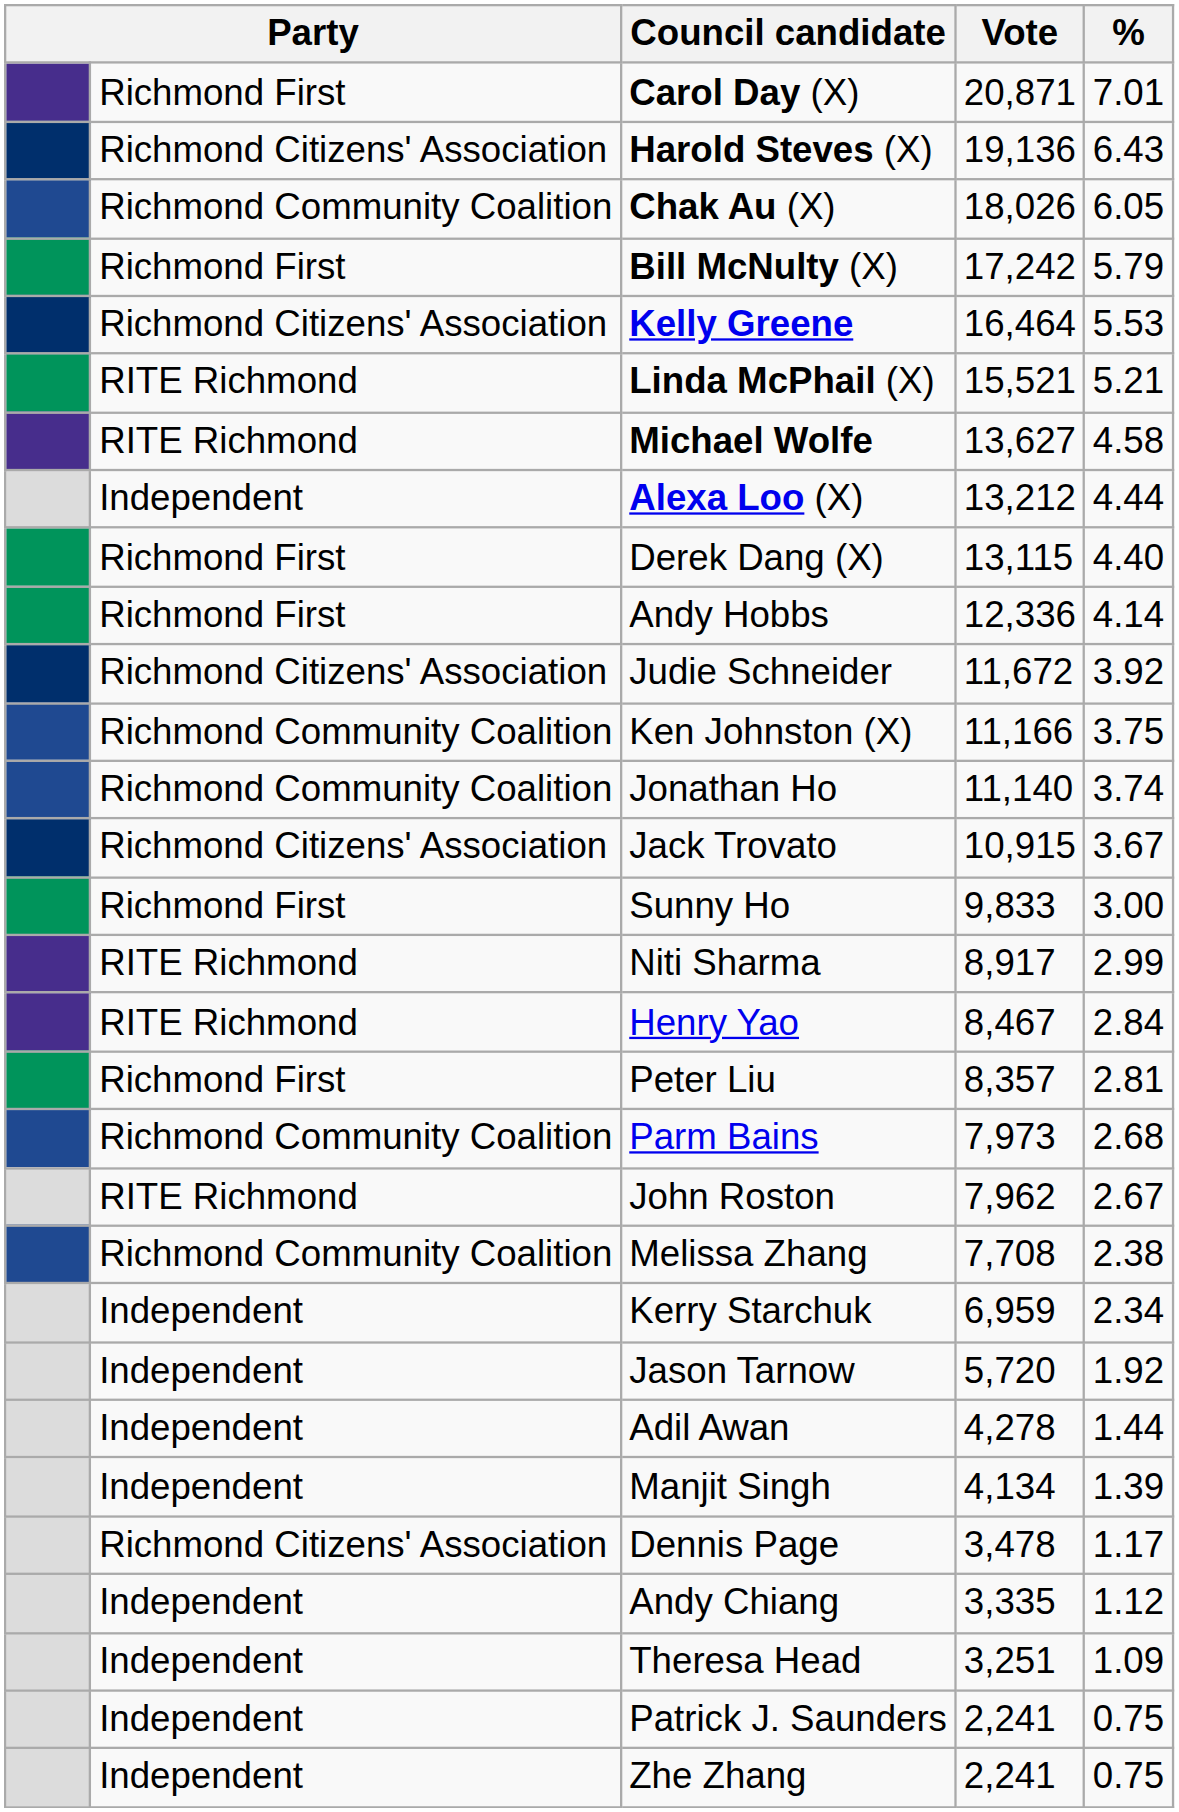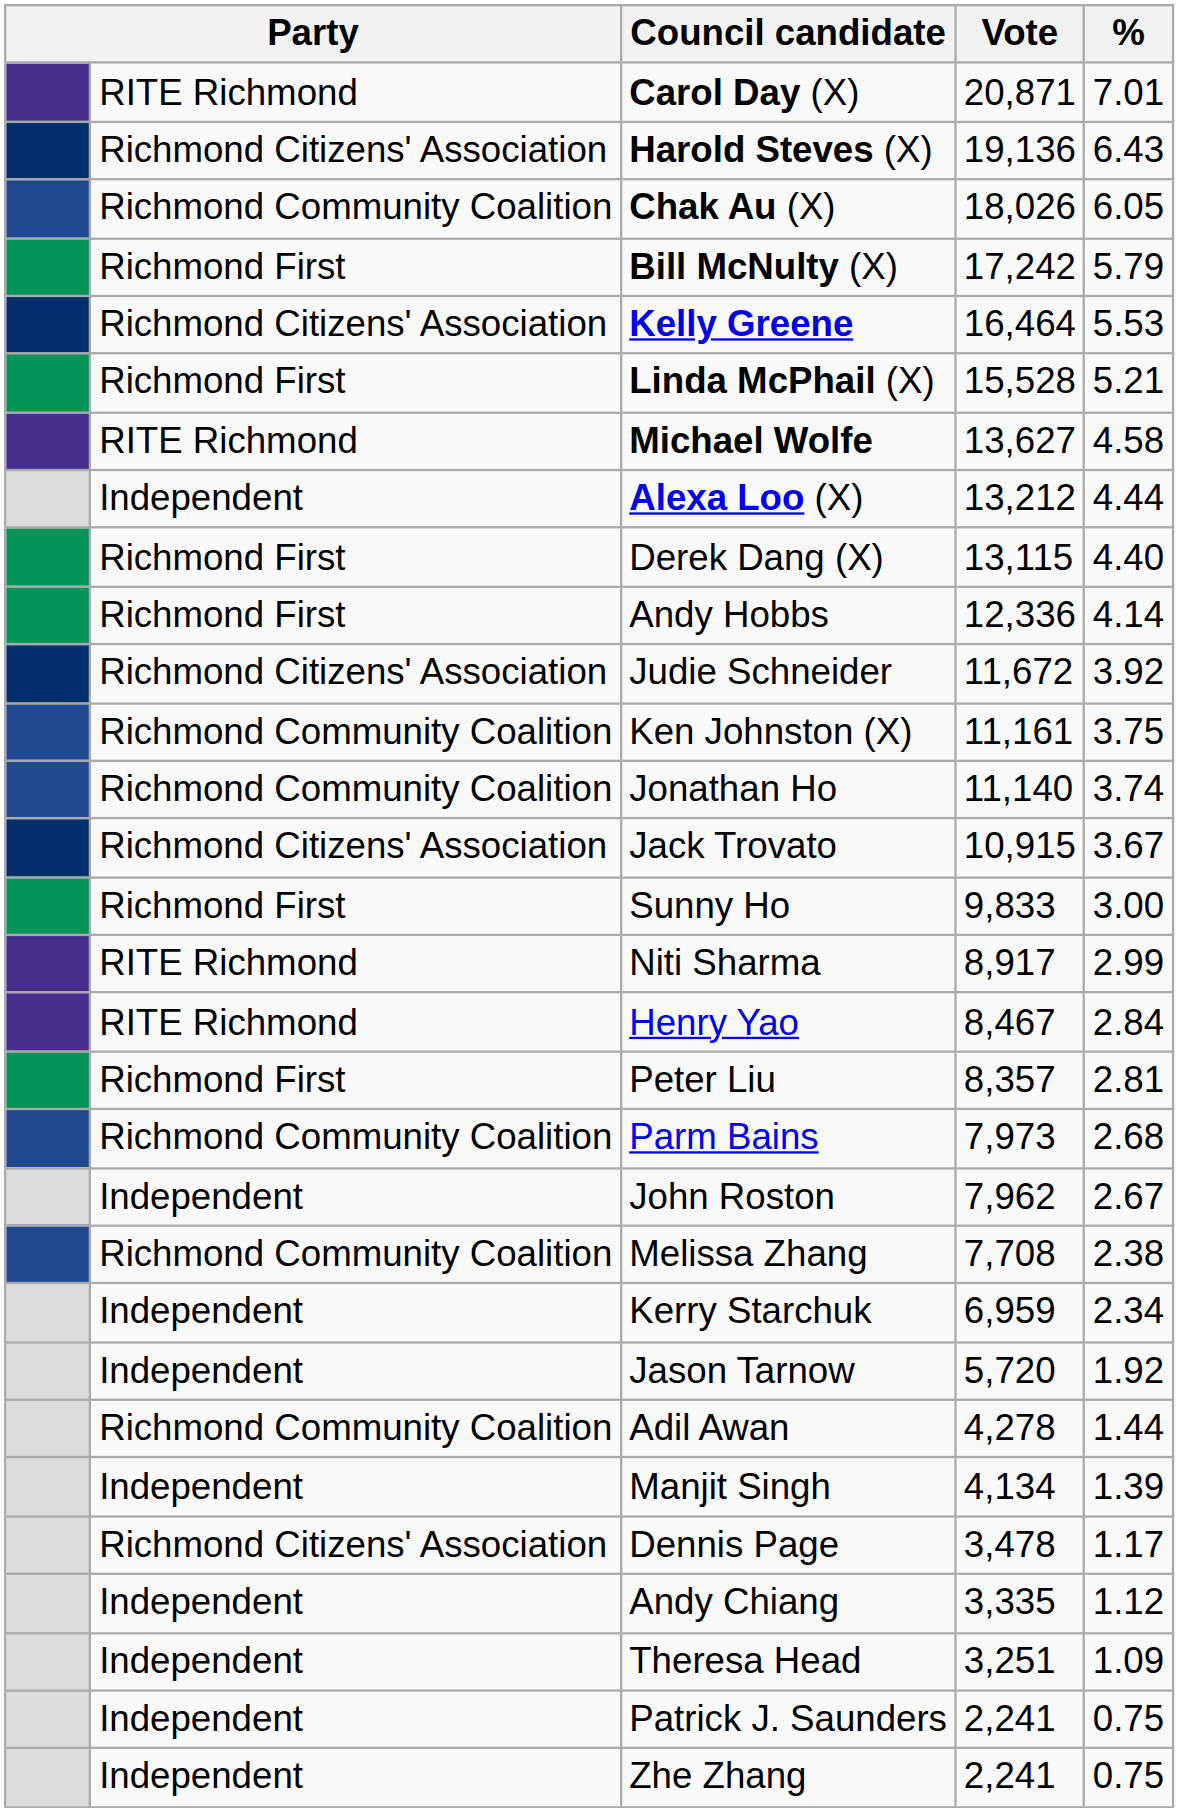(222, 91) Richmond First -> (228, 91) RITE Richmond
(228, 382) RITE Richmond -> (222, 382) Richmond First
(1020, 382) 15,521 -> (1020, 382) 15,528
(1019, 730) 11,166 -> (1019, 730) 11,161
(228, 1195) RITE Richmond -> (201, 1195) Independent
(201, 1428) Independent -> (356, 1428) Richmond Community Coalition
